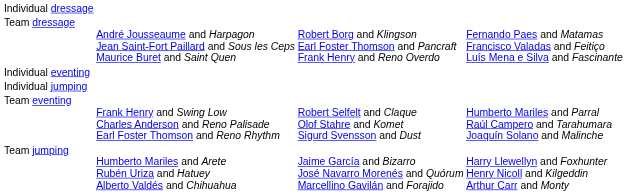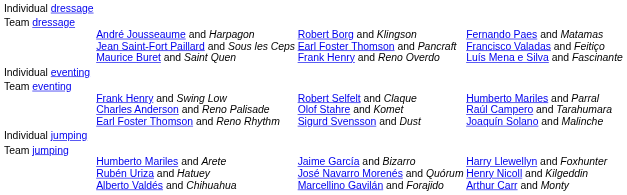rows swapped: (38, 101) <-> (46, 86)
